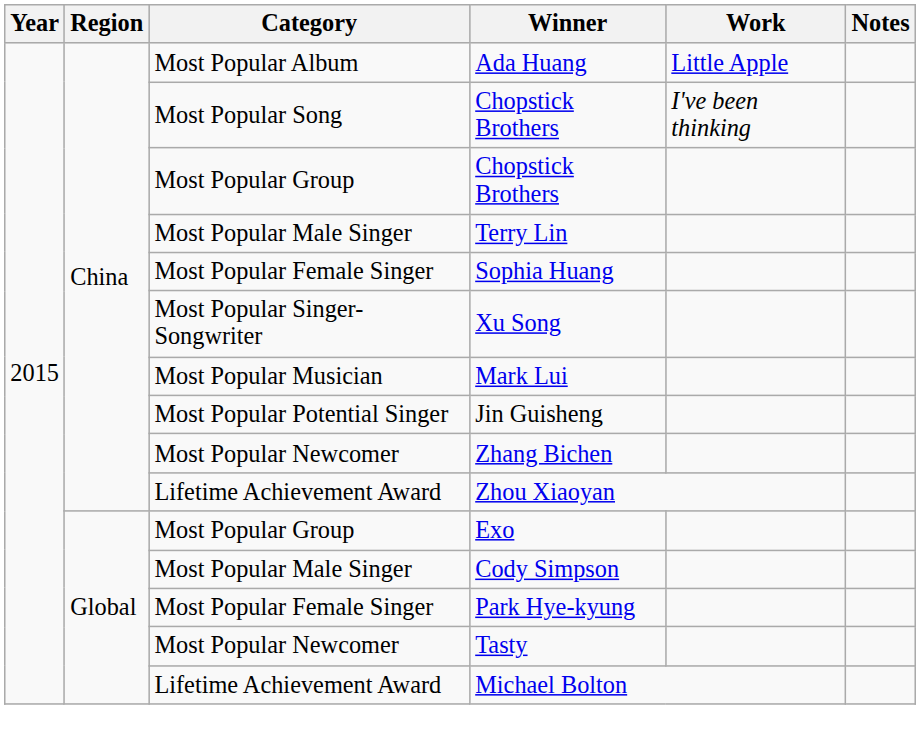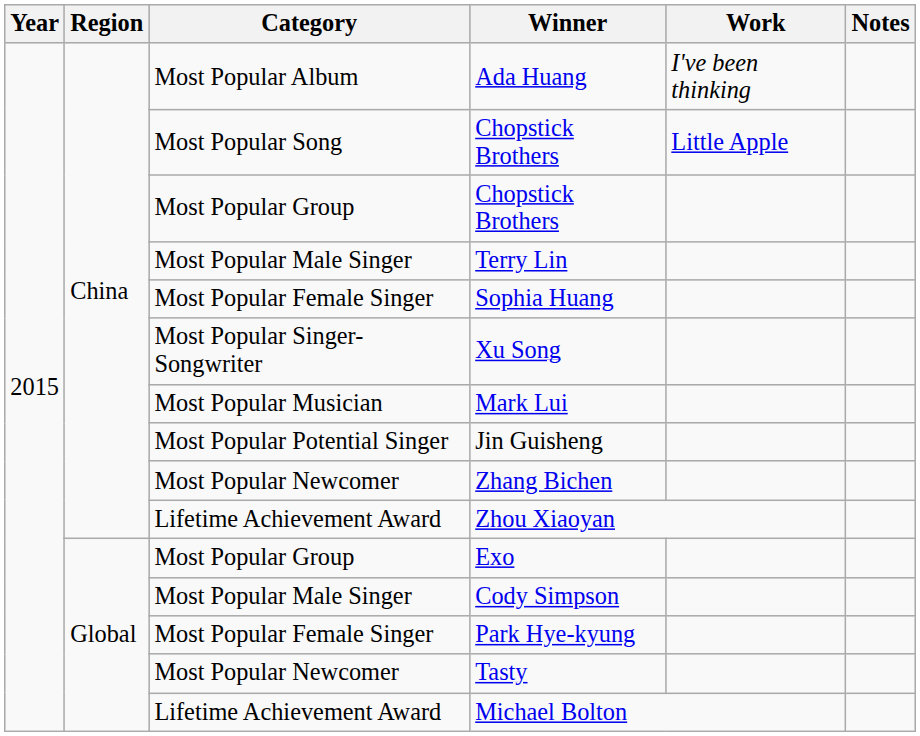(730, 62) Little Apple -> (715, 76) I've been thinking
(715, 114) I've been thinking -> (730, 141) Little Apple
